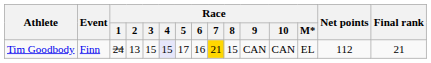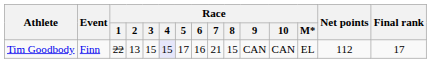(118, 49) 24 -> (118, 49) 22
(216, 49) gold background -> (216, 49) no background
(399, 49) 21 -> (399, 49) 17
